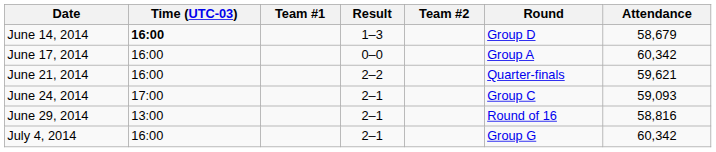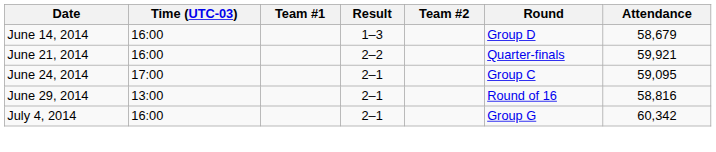(148, 34) bold -> (147, 34) normal
- row: (48, 55)
(657, 75) 59,621 -> (657, 55) 59,921
(657, 95) 59,093 -> (657, 75) 59,095
